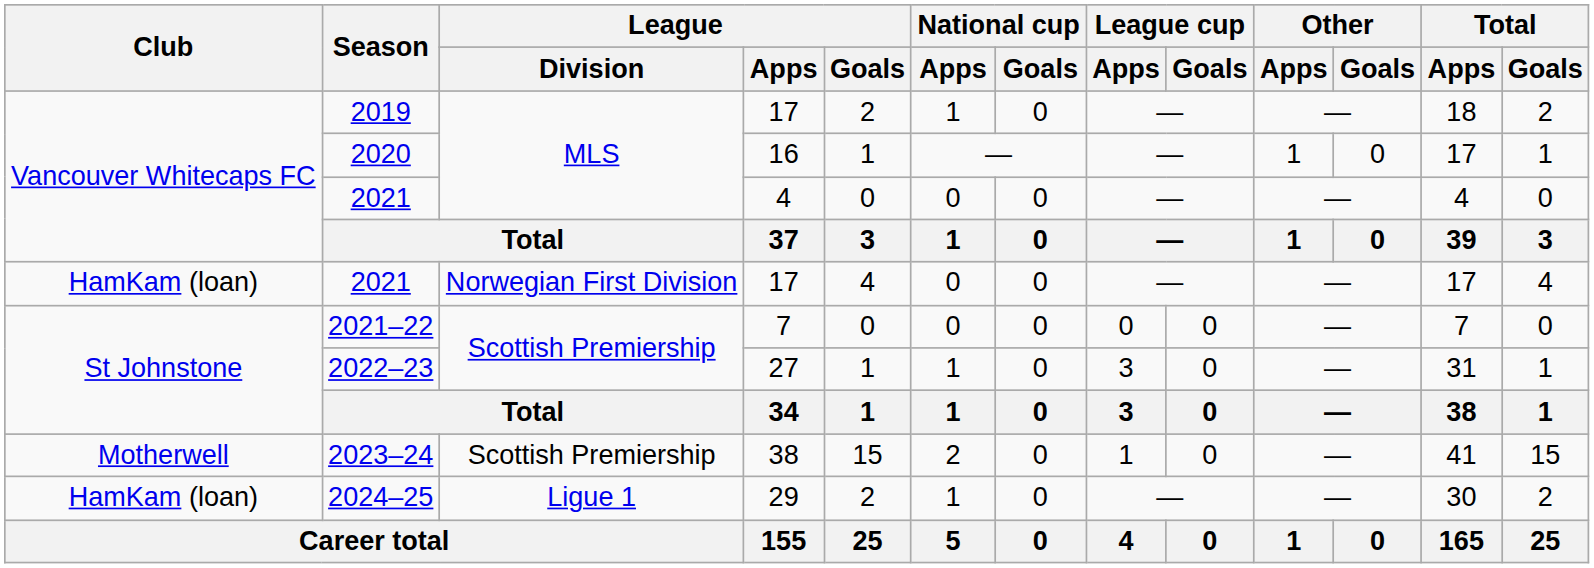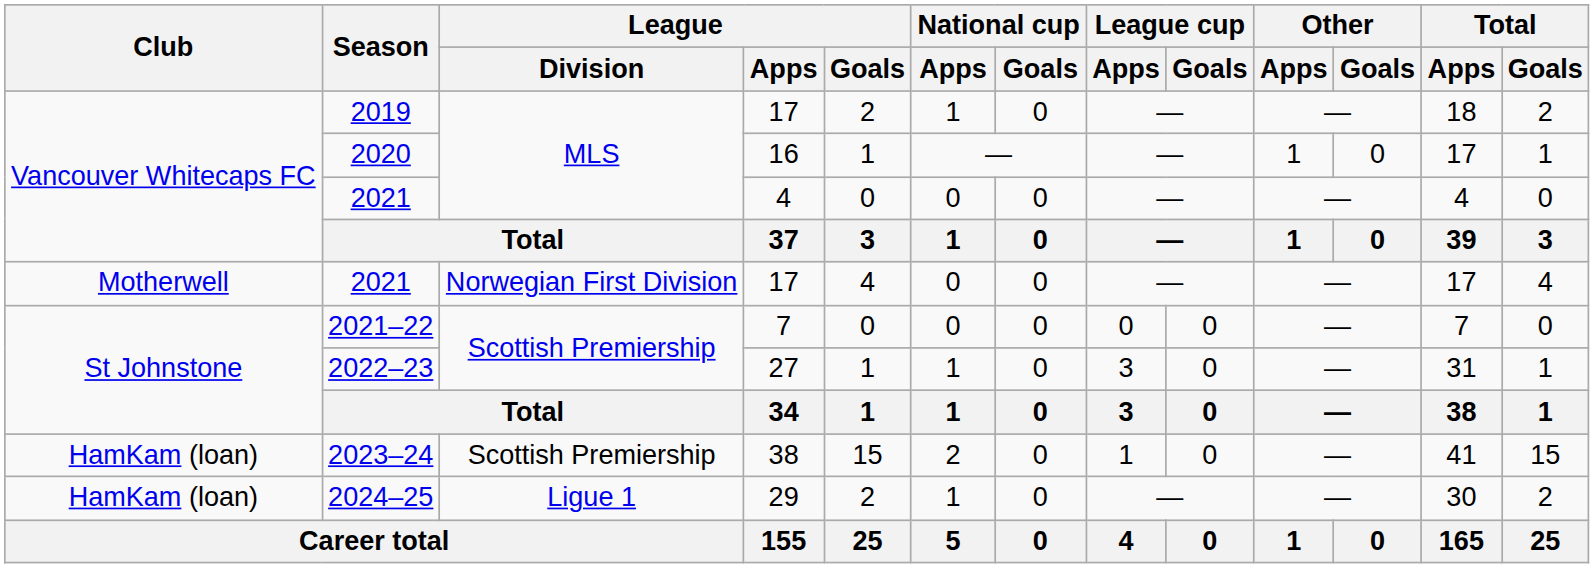(163, 283) HamKam (loan) -> (163, 283) Motherwell
(163, 454) Motherwell -> (163, 454) HamKam (loan)
